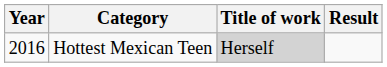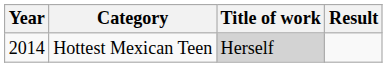(27, 47) 2016 -> (27, 47) 2014
